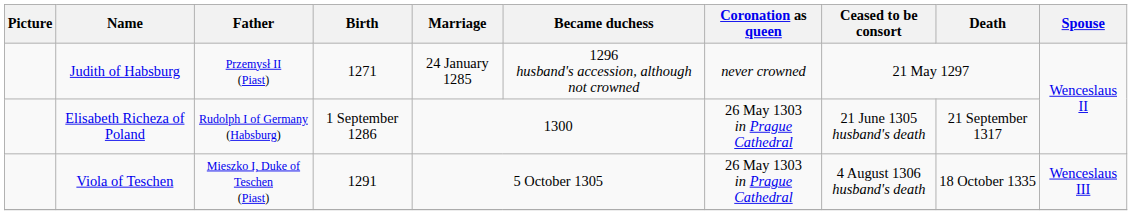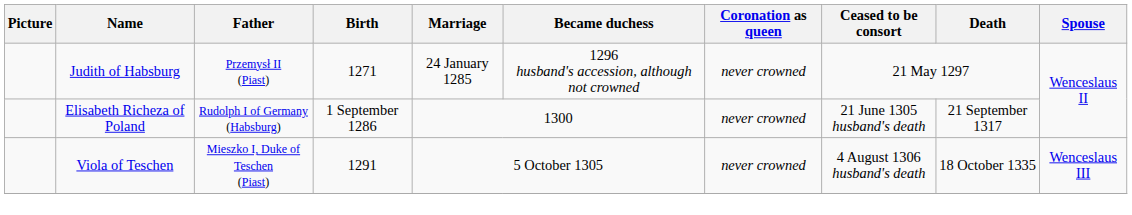(763, 126) 26 May 1303 in Prague Cathedral -> (763, 118) never crowned
(763, 181) 26 May 1303 in Prague Cathedral -> (763, 165) never crowned
